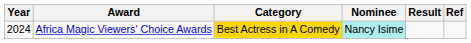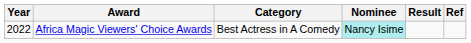(19, 30) 2024 -> (19, 30) 2022
(278, 30) gold background -> (278, 30) no background
